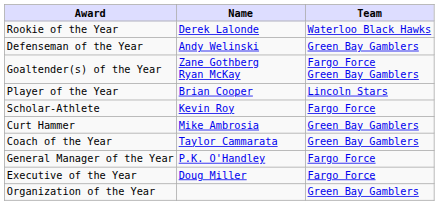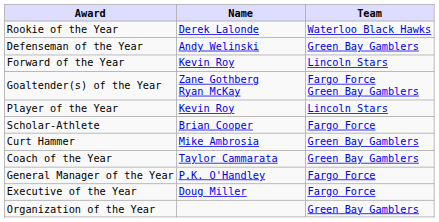+ row: (66, 63)
(216, 92) Brian Cooper -> (206, 108) Kevin Roy
(206, 108) Kevin Roy -> (216, 125) Brian Cooper
